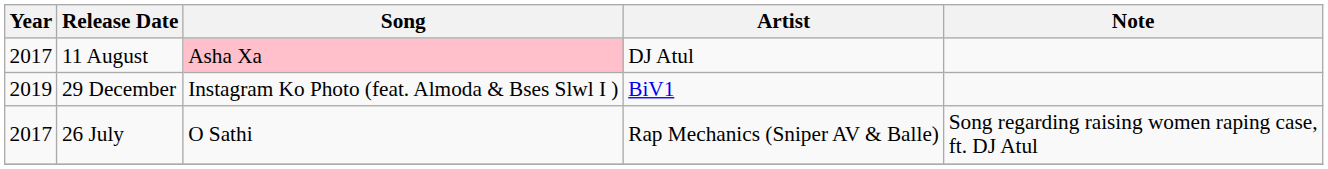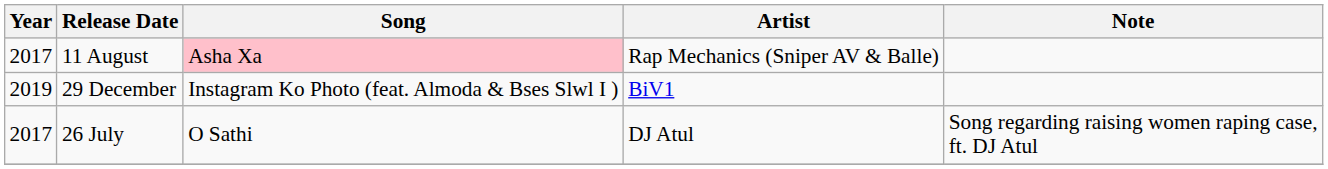(661, 55) DJ Atul -> (784, 55) Rap Mechanics (Sniper AV & Balle)
(784, 134) Rap Mechanics (Sniper AV & Balle) -> (661, 134) DJ Atul
